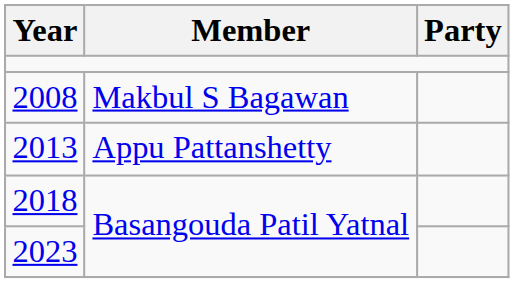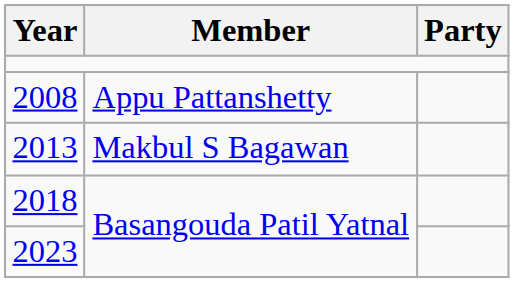(221, 96) Makbul S Bagawan -> (212, 96) Appu Pattanshetty
(212, 148) Appu Pattanshetty -> (221, 148) Makbul S Bagawan
